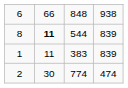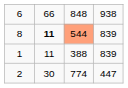(79, 34) no background -> (79, 34) lightsalmon background
(79, 53) 383 -> (79, 53) 388
(108, 73) 474 -> (108, 73) 447
